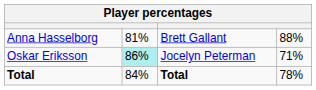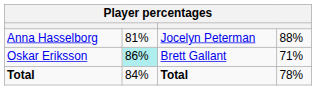(193, 38) Brett Gallant -> (208, 38) Jocelyn Peterman
(208, 56) Jocelyn Peterman -> (193, 56) Brett Gallant
